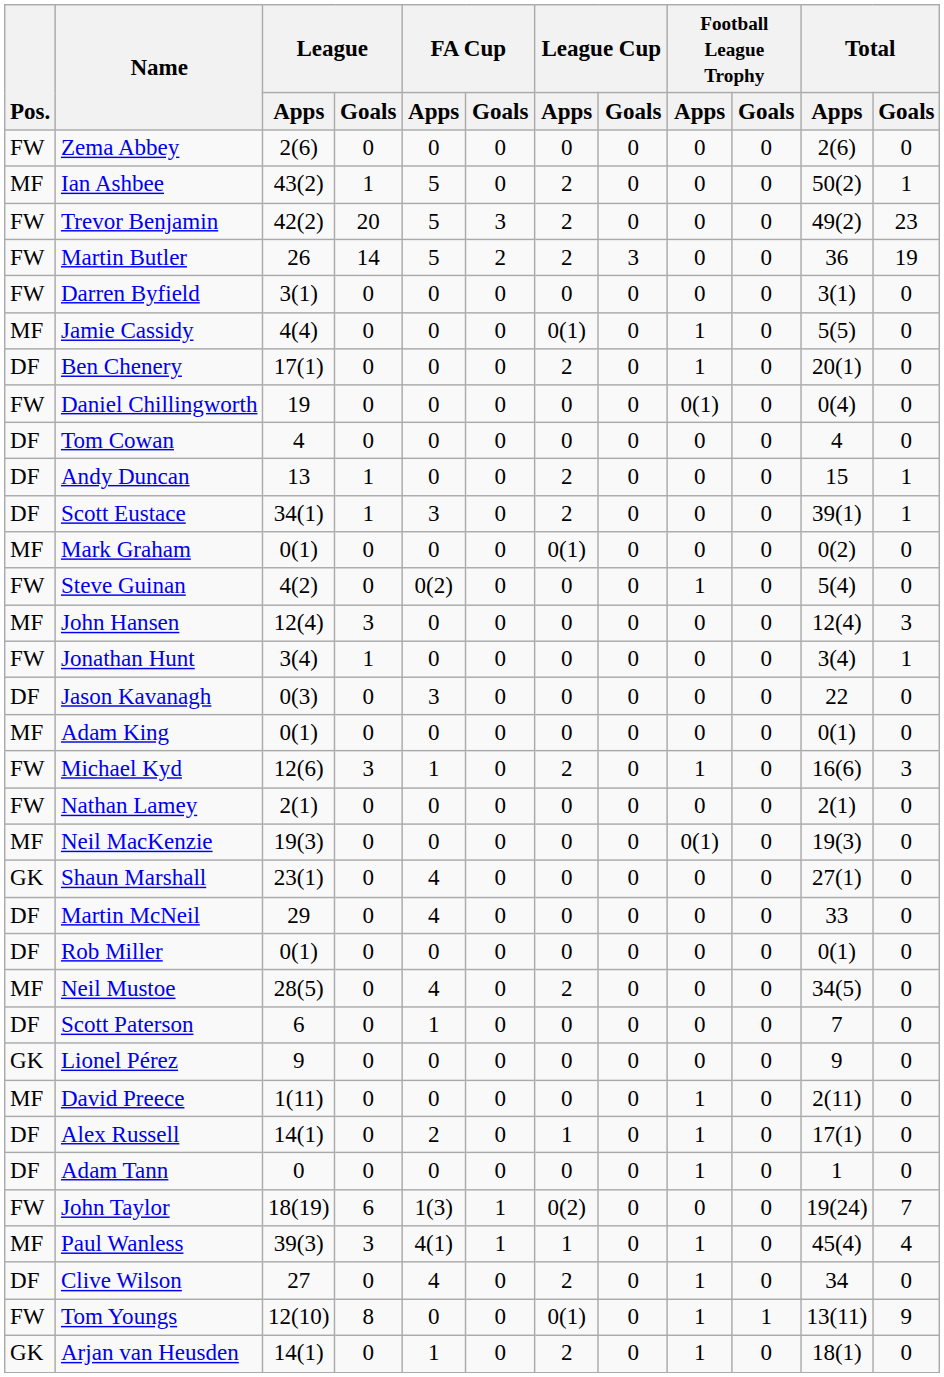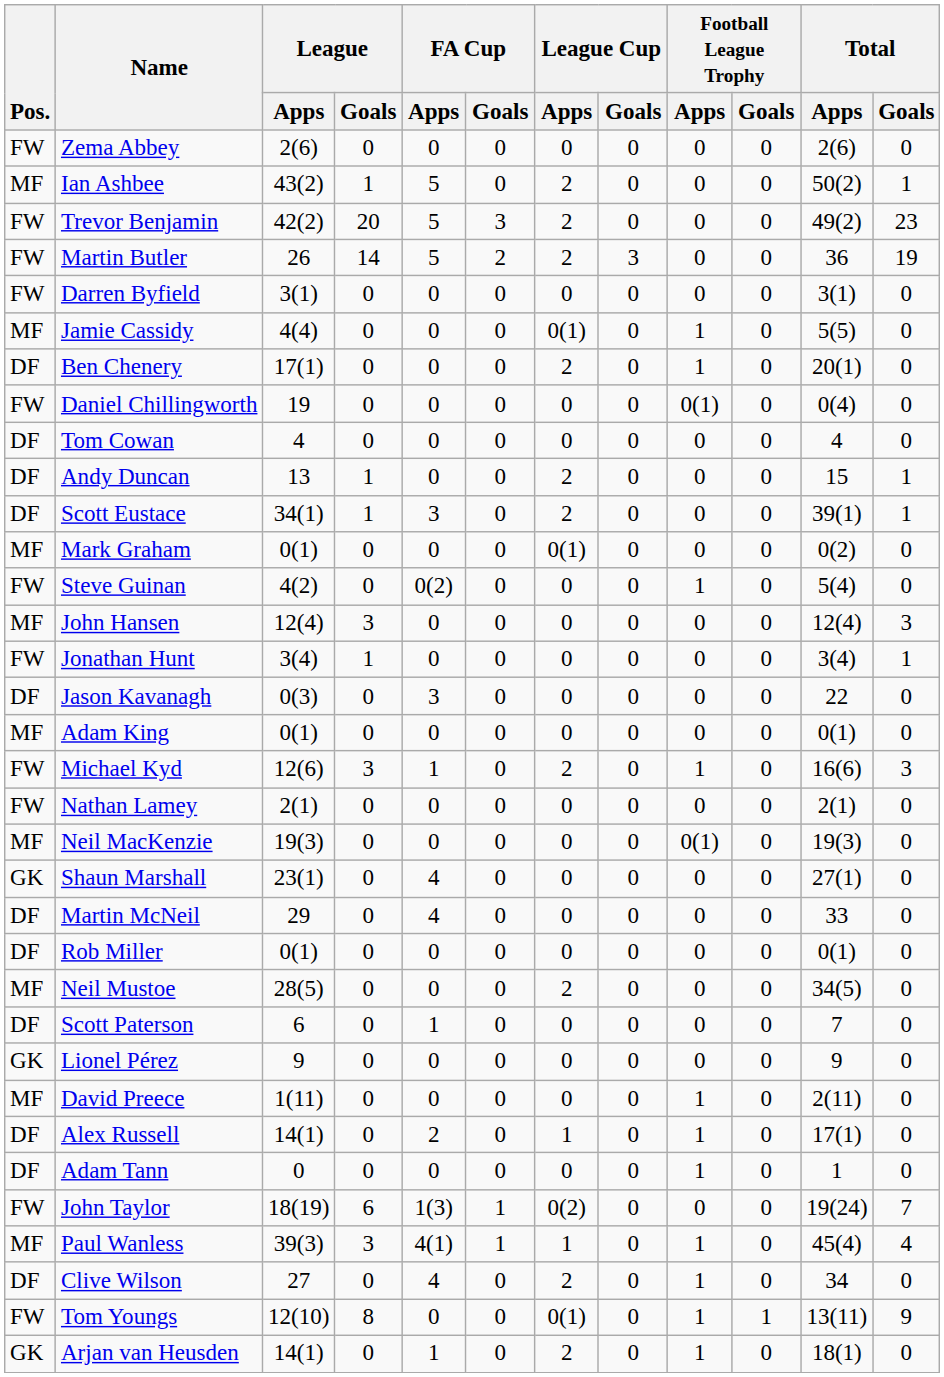(434, 988) 4 -> (434, 988) 0
